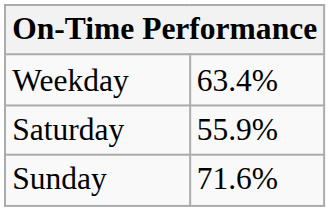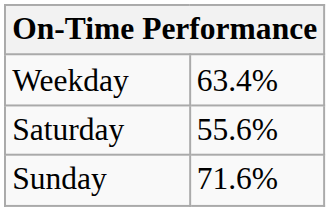(237, 129) 55.9% -> (237, 129) 55.6%
